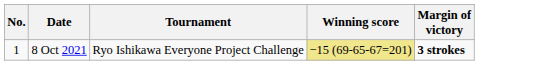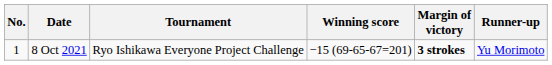+ column: (511, 22)
(361, 50) khaki background -> (361, 50) no background
